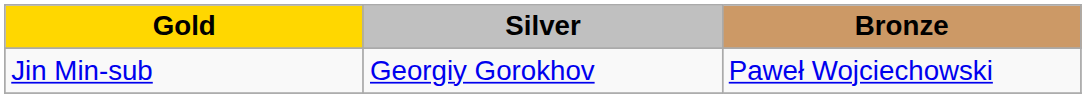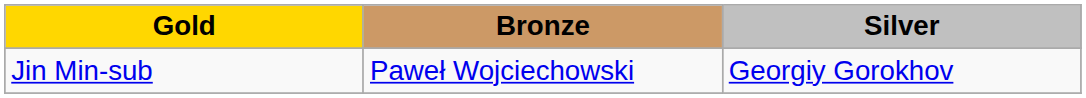columns swapped: (543, 26) <-> (902, 26)
